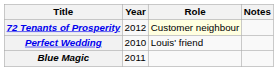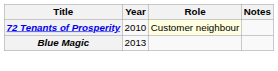(135, 27) 2012 -> (135, 27) 2010
- row: (63, 43)
(135, 58) 2011 -> (135, 43) 2013
